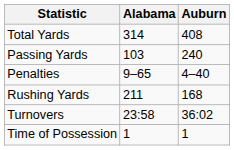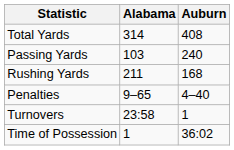rows swapped: (48, 94) <-> (33, 74)
(197, 114) 36:02 -> (185, 114) 1
(185, 134) 1 -> (197, 134) 36:02
